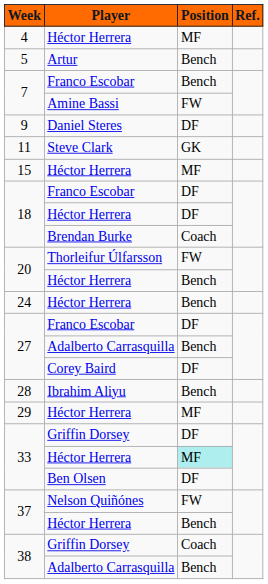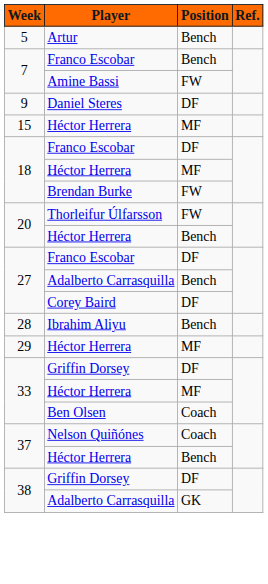- row: (24, 37)
- row: (24, 147)
(190, 214) DF -> (191, 170) MF
(199, 236) Coach -> (191, 192) FW
- row: (24, 302)
(191, 457) paleturquoise background -> (191, 390) no background
(190, 479) DF -> (199, 412) Coach
(191, 501) FW -> (199, 434) Coach
(199, 545) Coach -> (190, 479) DF
(199, 567) Bench -> (191, 501) GK
